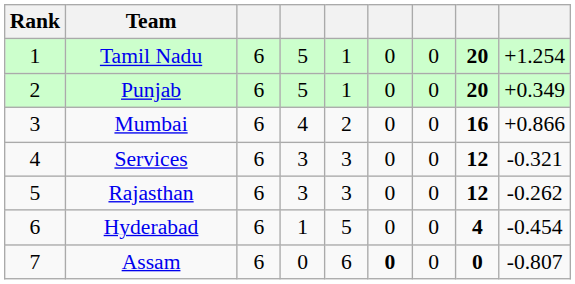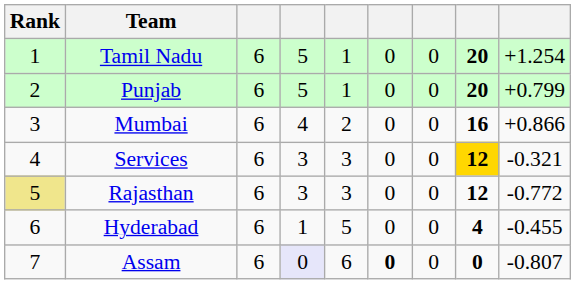(535, 90) +0.349 -> (535, 90) +0.799
(477, 158) no background -> (477, 158) gold background
(35, 192) no background -> (35, 192) khaki background
(535, 192) -0.262 -> (535, 192) -0.772
(535, 227) -0.454 -> (535, 227) -0.455
(303, 261) no background -> (303, 261) lavender background
